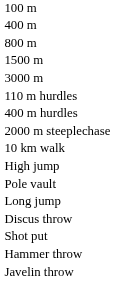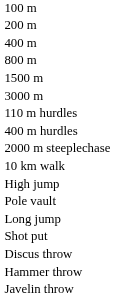+ row: (21, 25)
rows swapped: (26, 236) <-> (38, 218)
